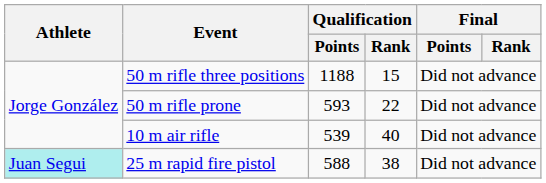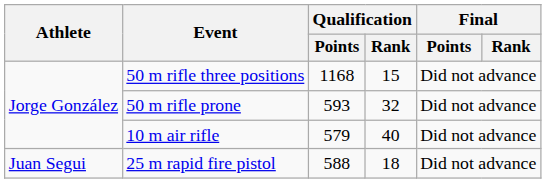(337, 76) 1188 -> (337, 76) 1168
(391, 105) 22 -> (391, 105) 32
(337, 134) 539 -> (337, 134) 579
(47, 163) paleturquoise background -> (47, 163) no background
(391, 163) 38 -> (391, 163) 18
